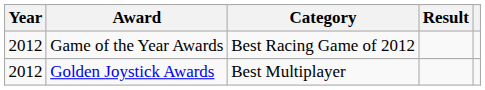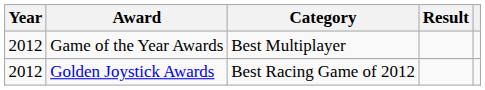(323, 44) Best Racing Game of 2012 -> (288, 44) Best Multiplayer
(288, 71) Best Multiplayer -> (323, 71) Best Racing Game of 2012
